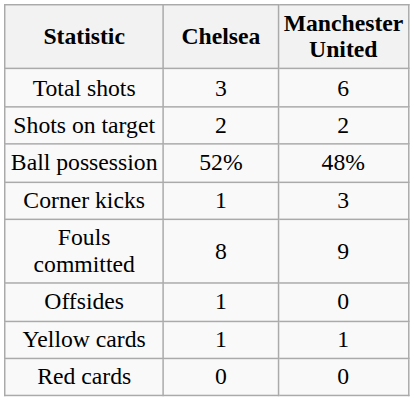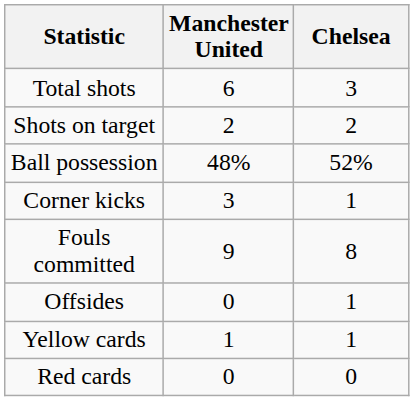columns swapped: (221, 36) <-> (343, 36)
